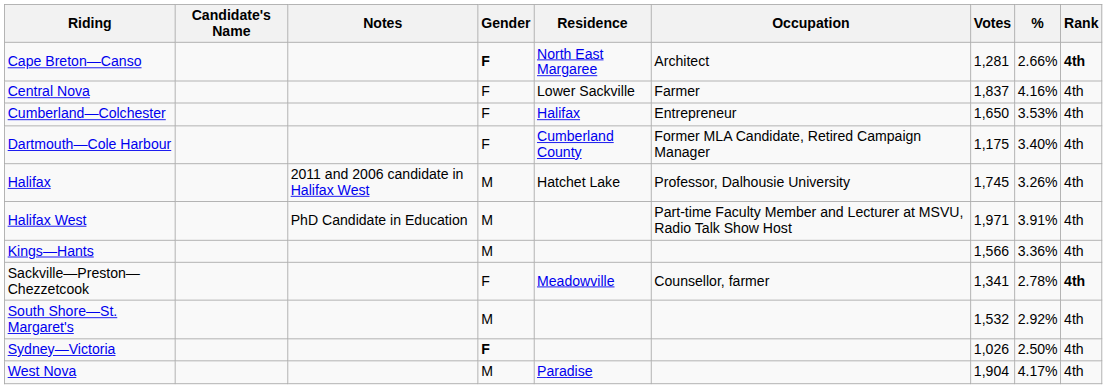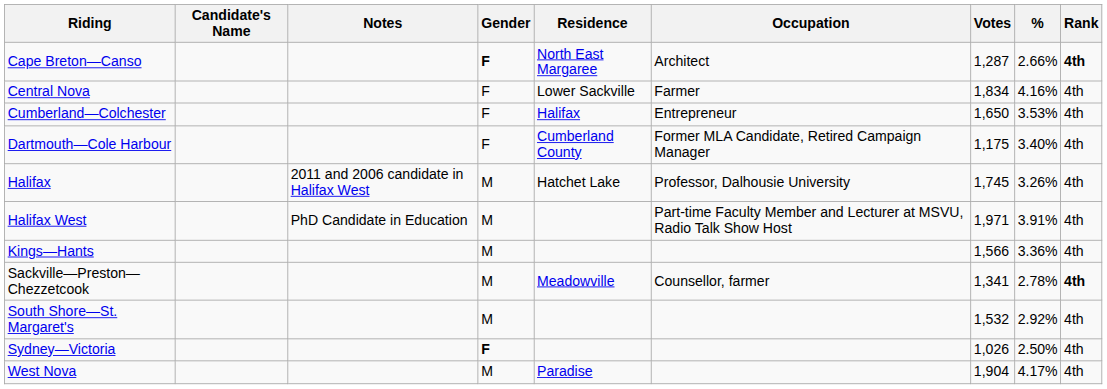(991, 61) 1,281 -> (991, 61) 1,287
(991, 92) 1,837 -> (991, 92) 1,834
(486, 281) F -> (487, 281) M
